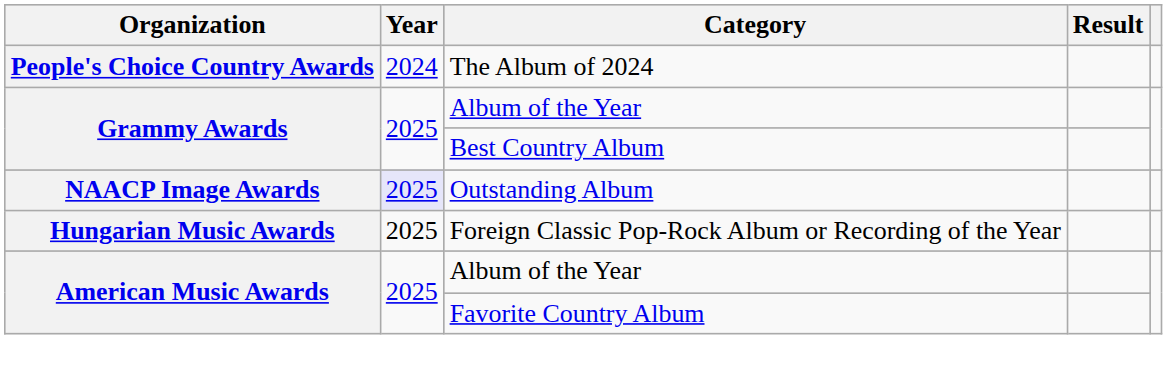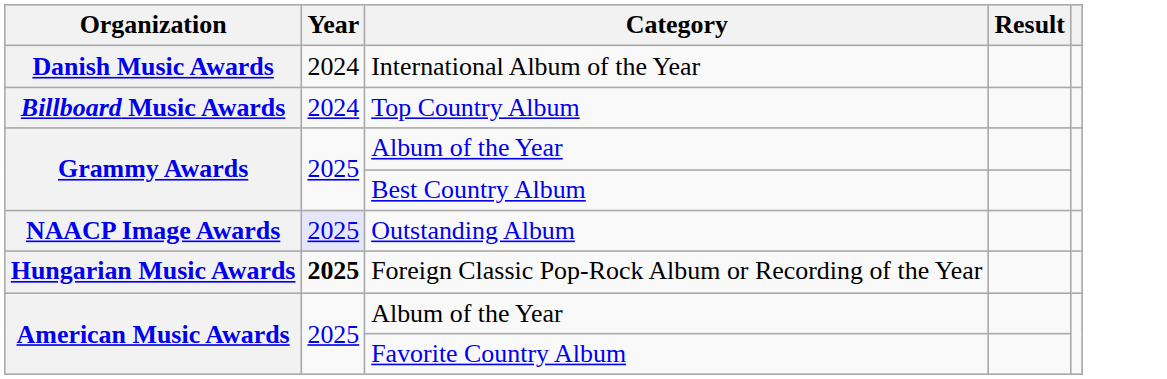- row: (192, 66)
+ row: (153, 66)
+ row: (153, 107)
(412, 230) normal -> (333, 271) bold
